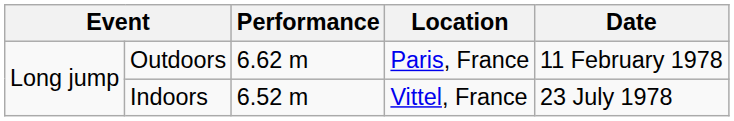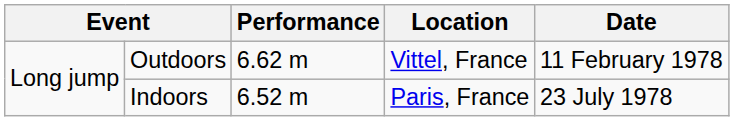(460, 60) Paris, France -> (459, 60) Vittel, France
(459, 97) Vittel, France -> (460, 97) Paris, France
